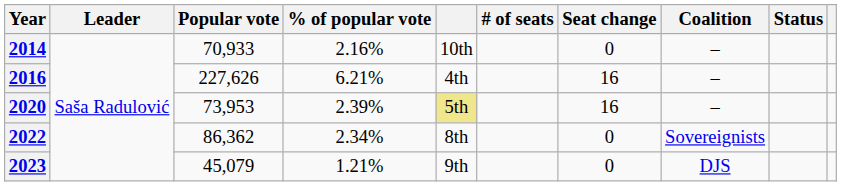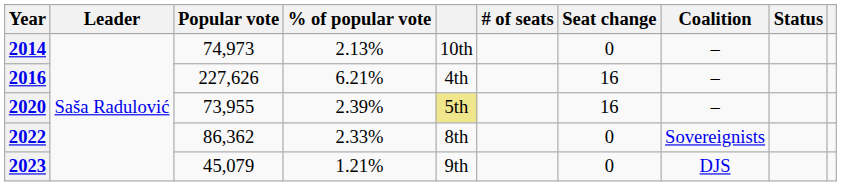(229, 48) 70,933 -> (229, 48) 74,973
(360, 48) 2.16% -> (360, 48) 2.13%
(229, 107) 73,953 -> (229, 107) 73,955
(360, 136) 2.34% -> (360, 136) 2.33%
